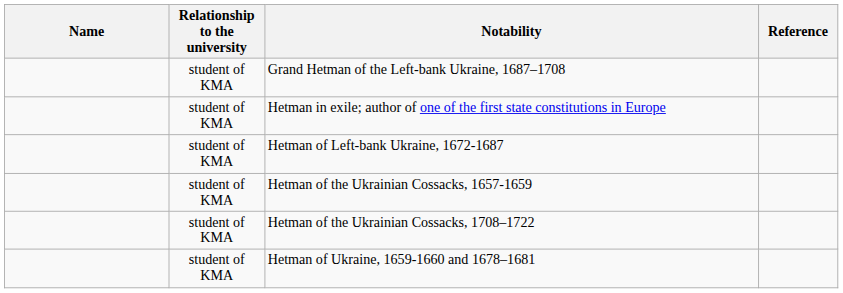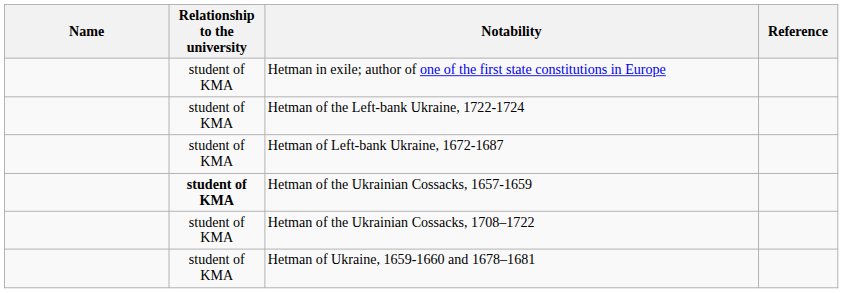- row: (417, 69)
+ row: (396, 107)
(217, 192) normal -> (217, 192) bold
